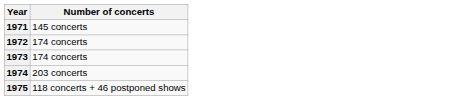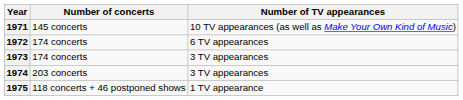+ column: (323, 12)
